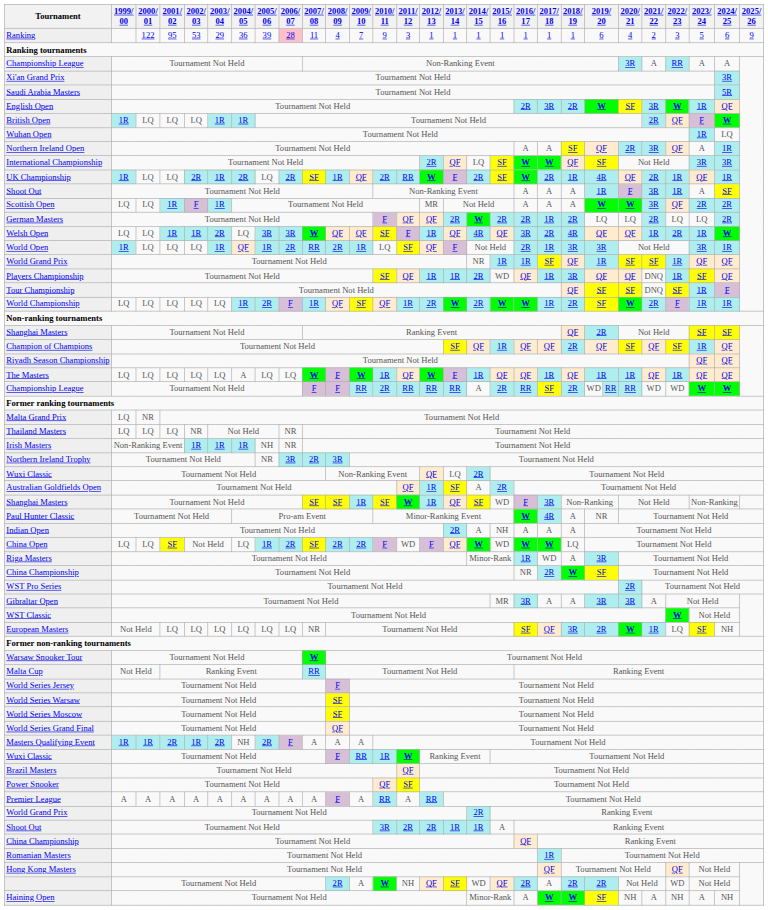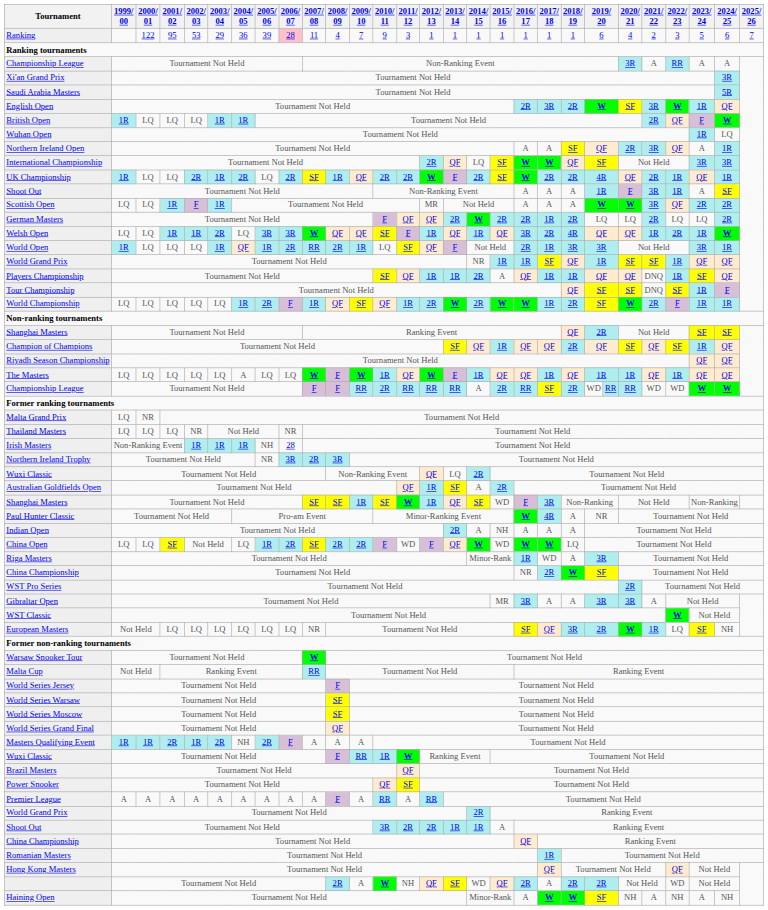(752, 35) 9 -> (752, 35) 7
(408, 176) RR -> (408, 176) 2R
(573, 176) 1R -> (573, 176) 2R
(479, 233) 4R -> (479, 233) 1R
(502, 275) WD -> (502, 275) A
(573, 275) 3R -> (573, 275) 1R
(290, 445) NR -> (290, 445) 28
